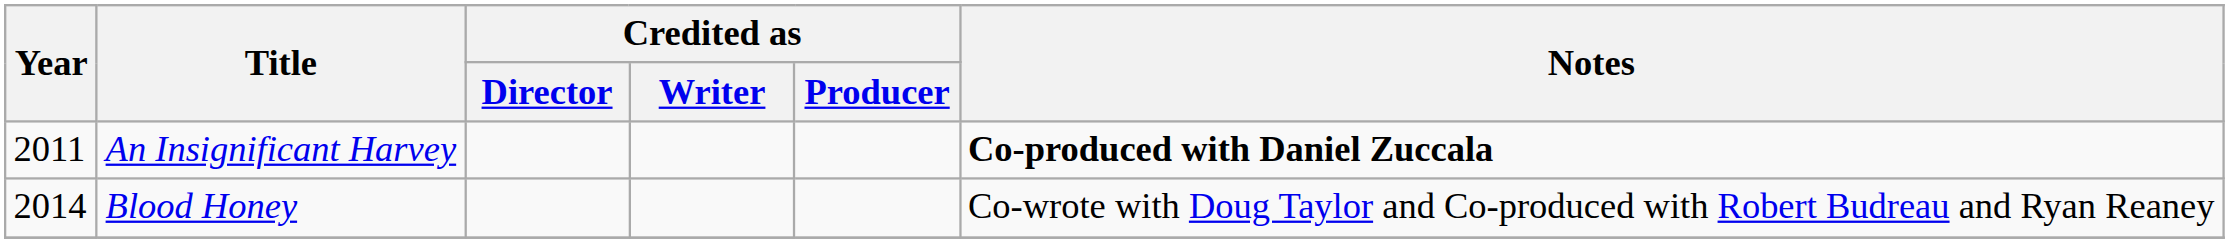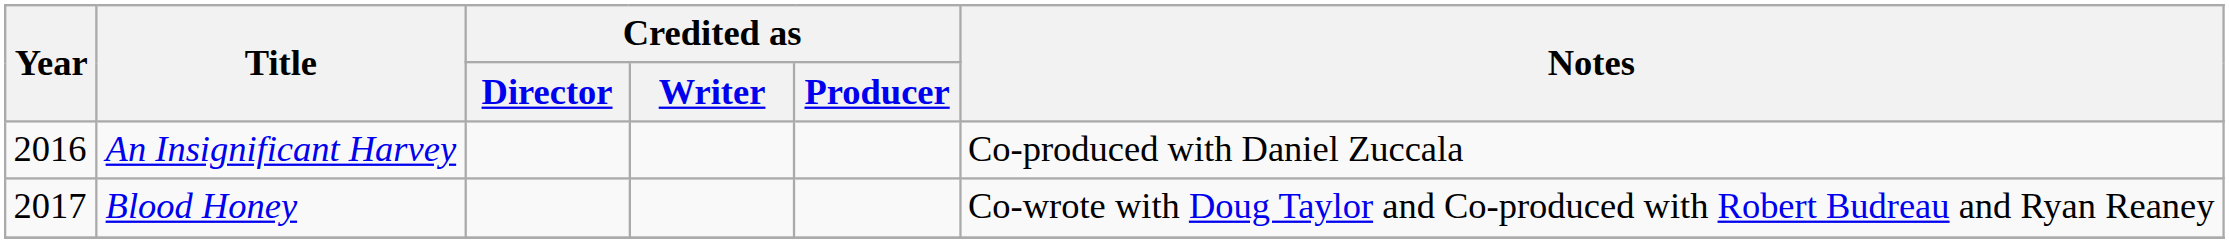(49, 149) 2011 -> (50, 149) 2016
(1231, 149) bold -> (1216, 149) normal
(50, 206) 2014 -> (50, 206) 2017
